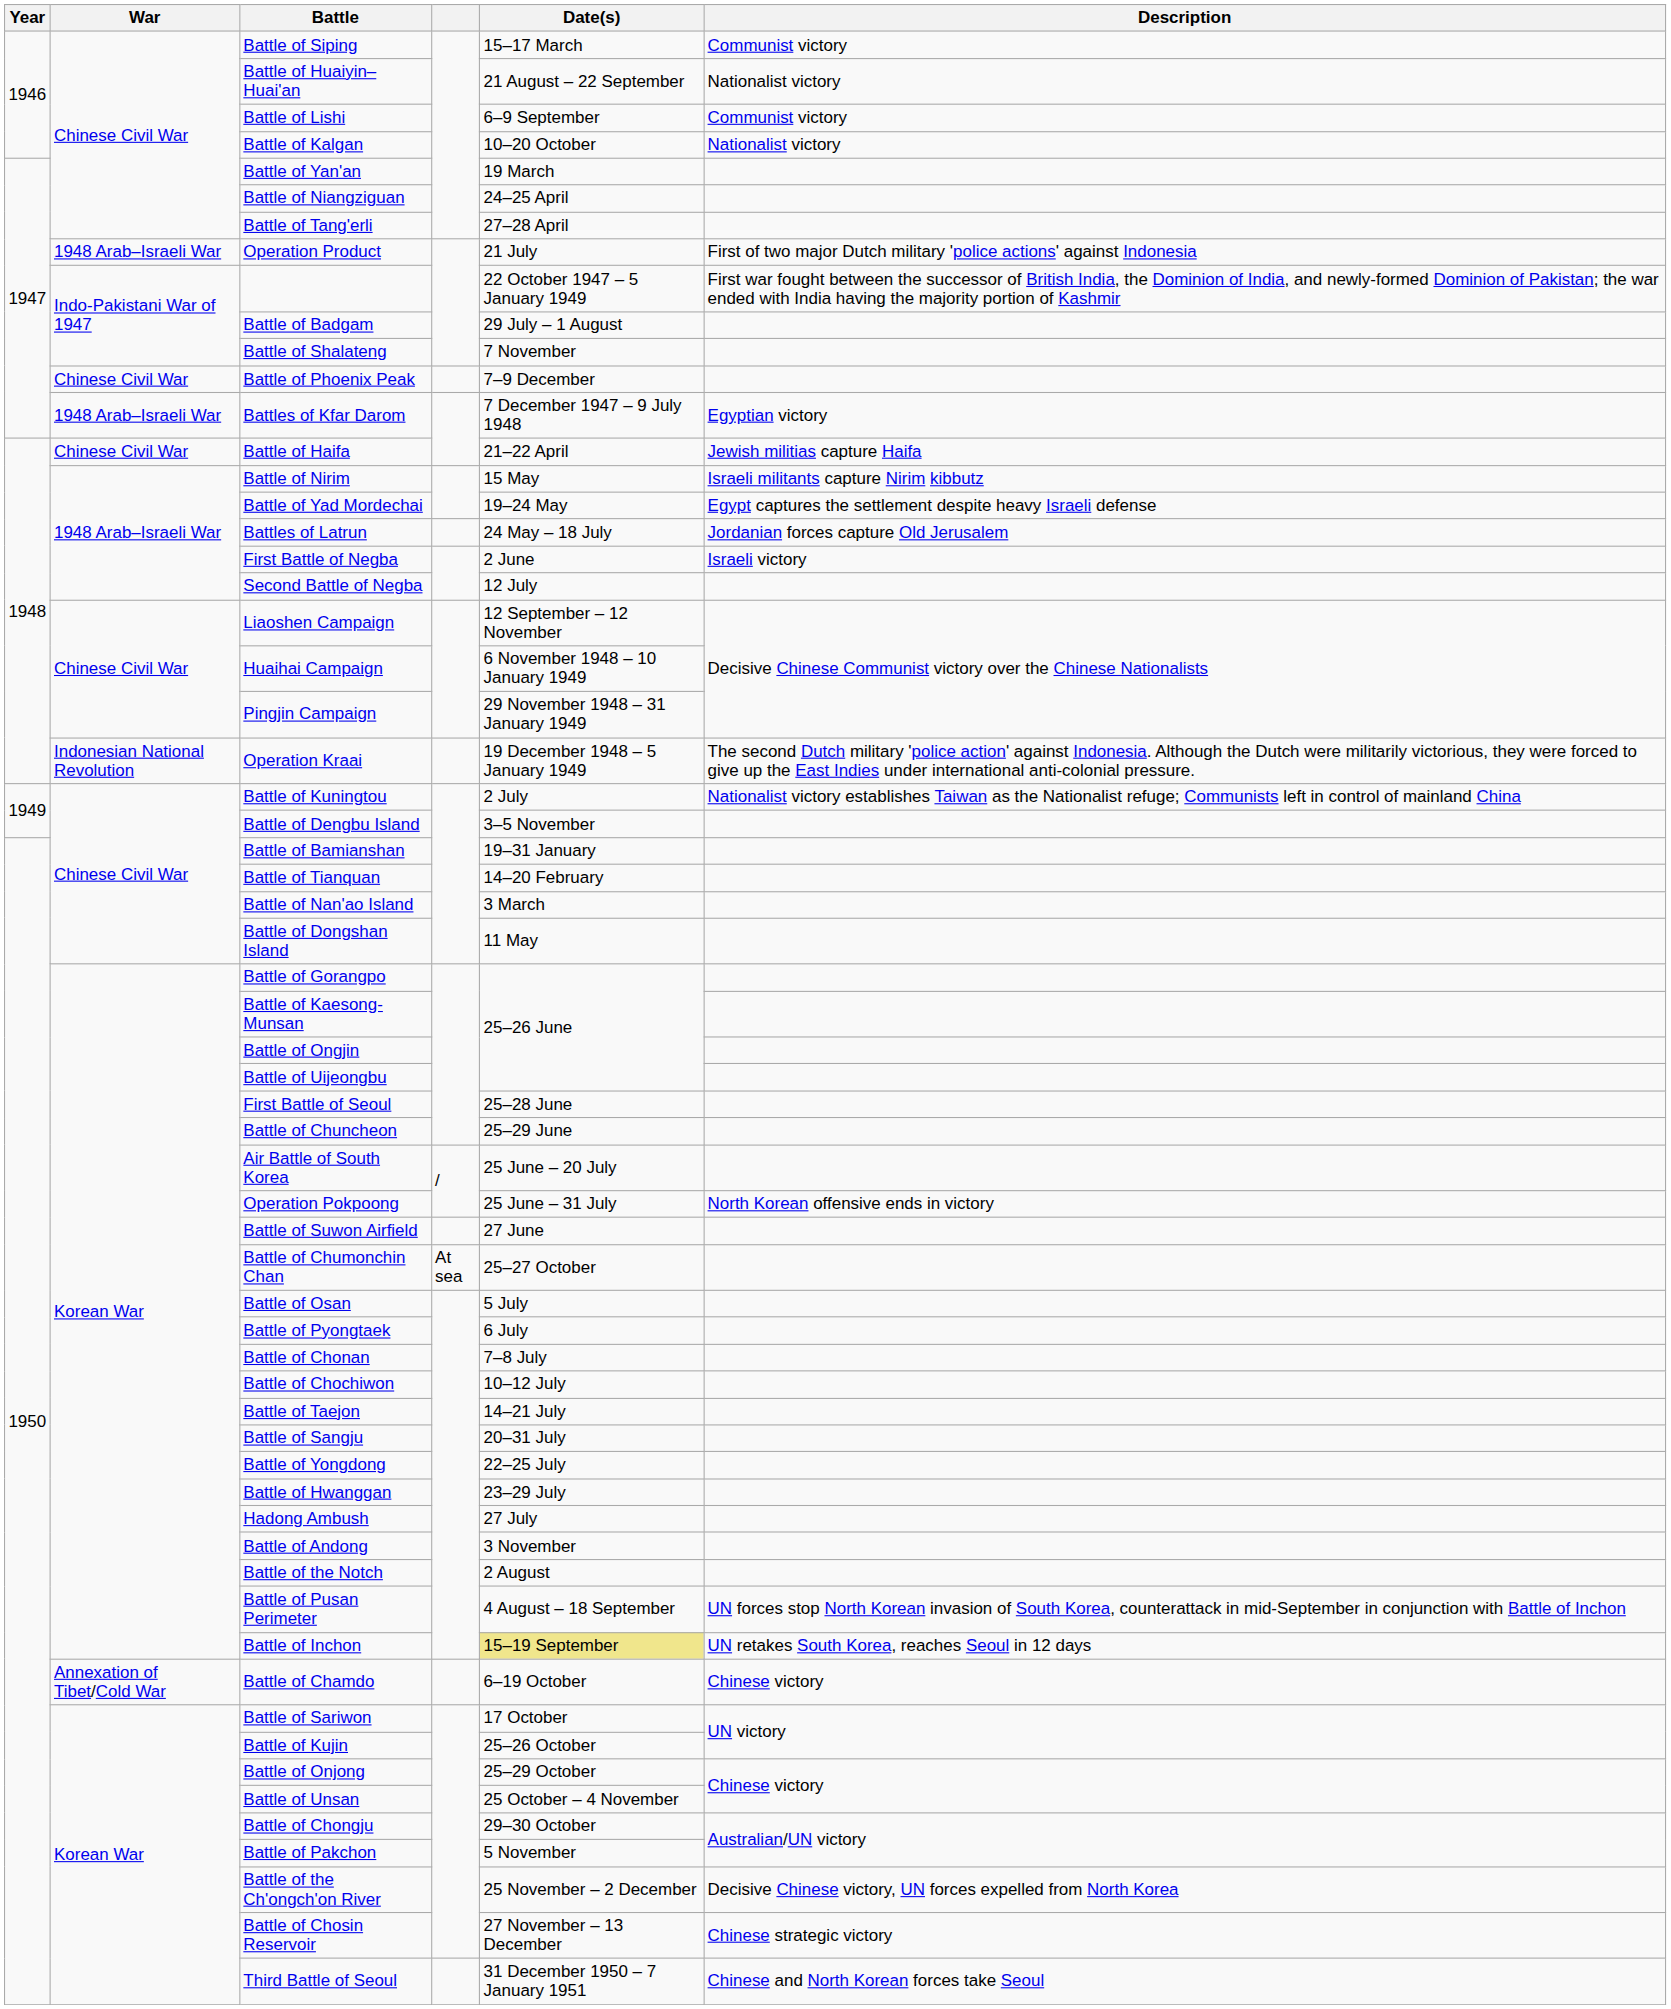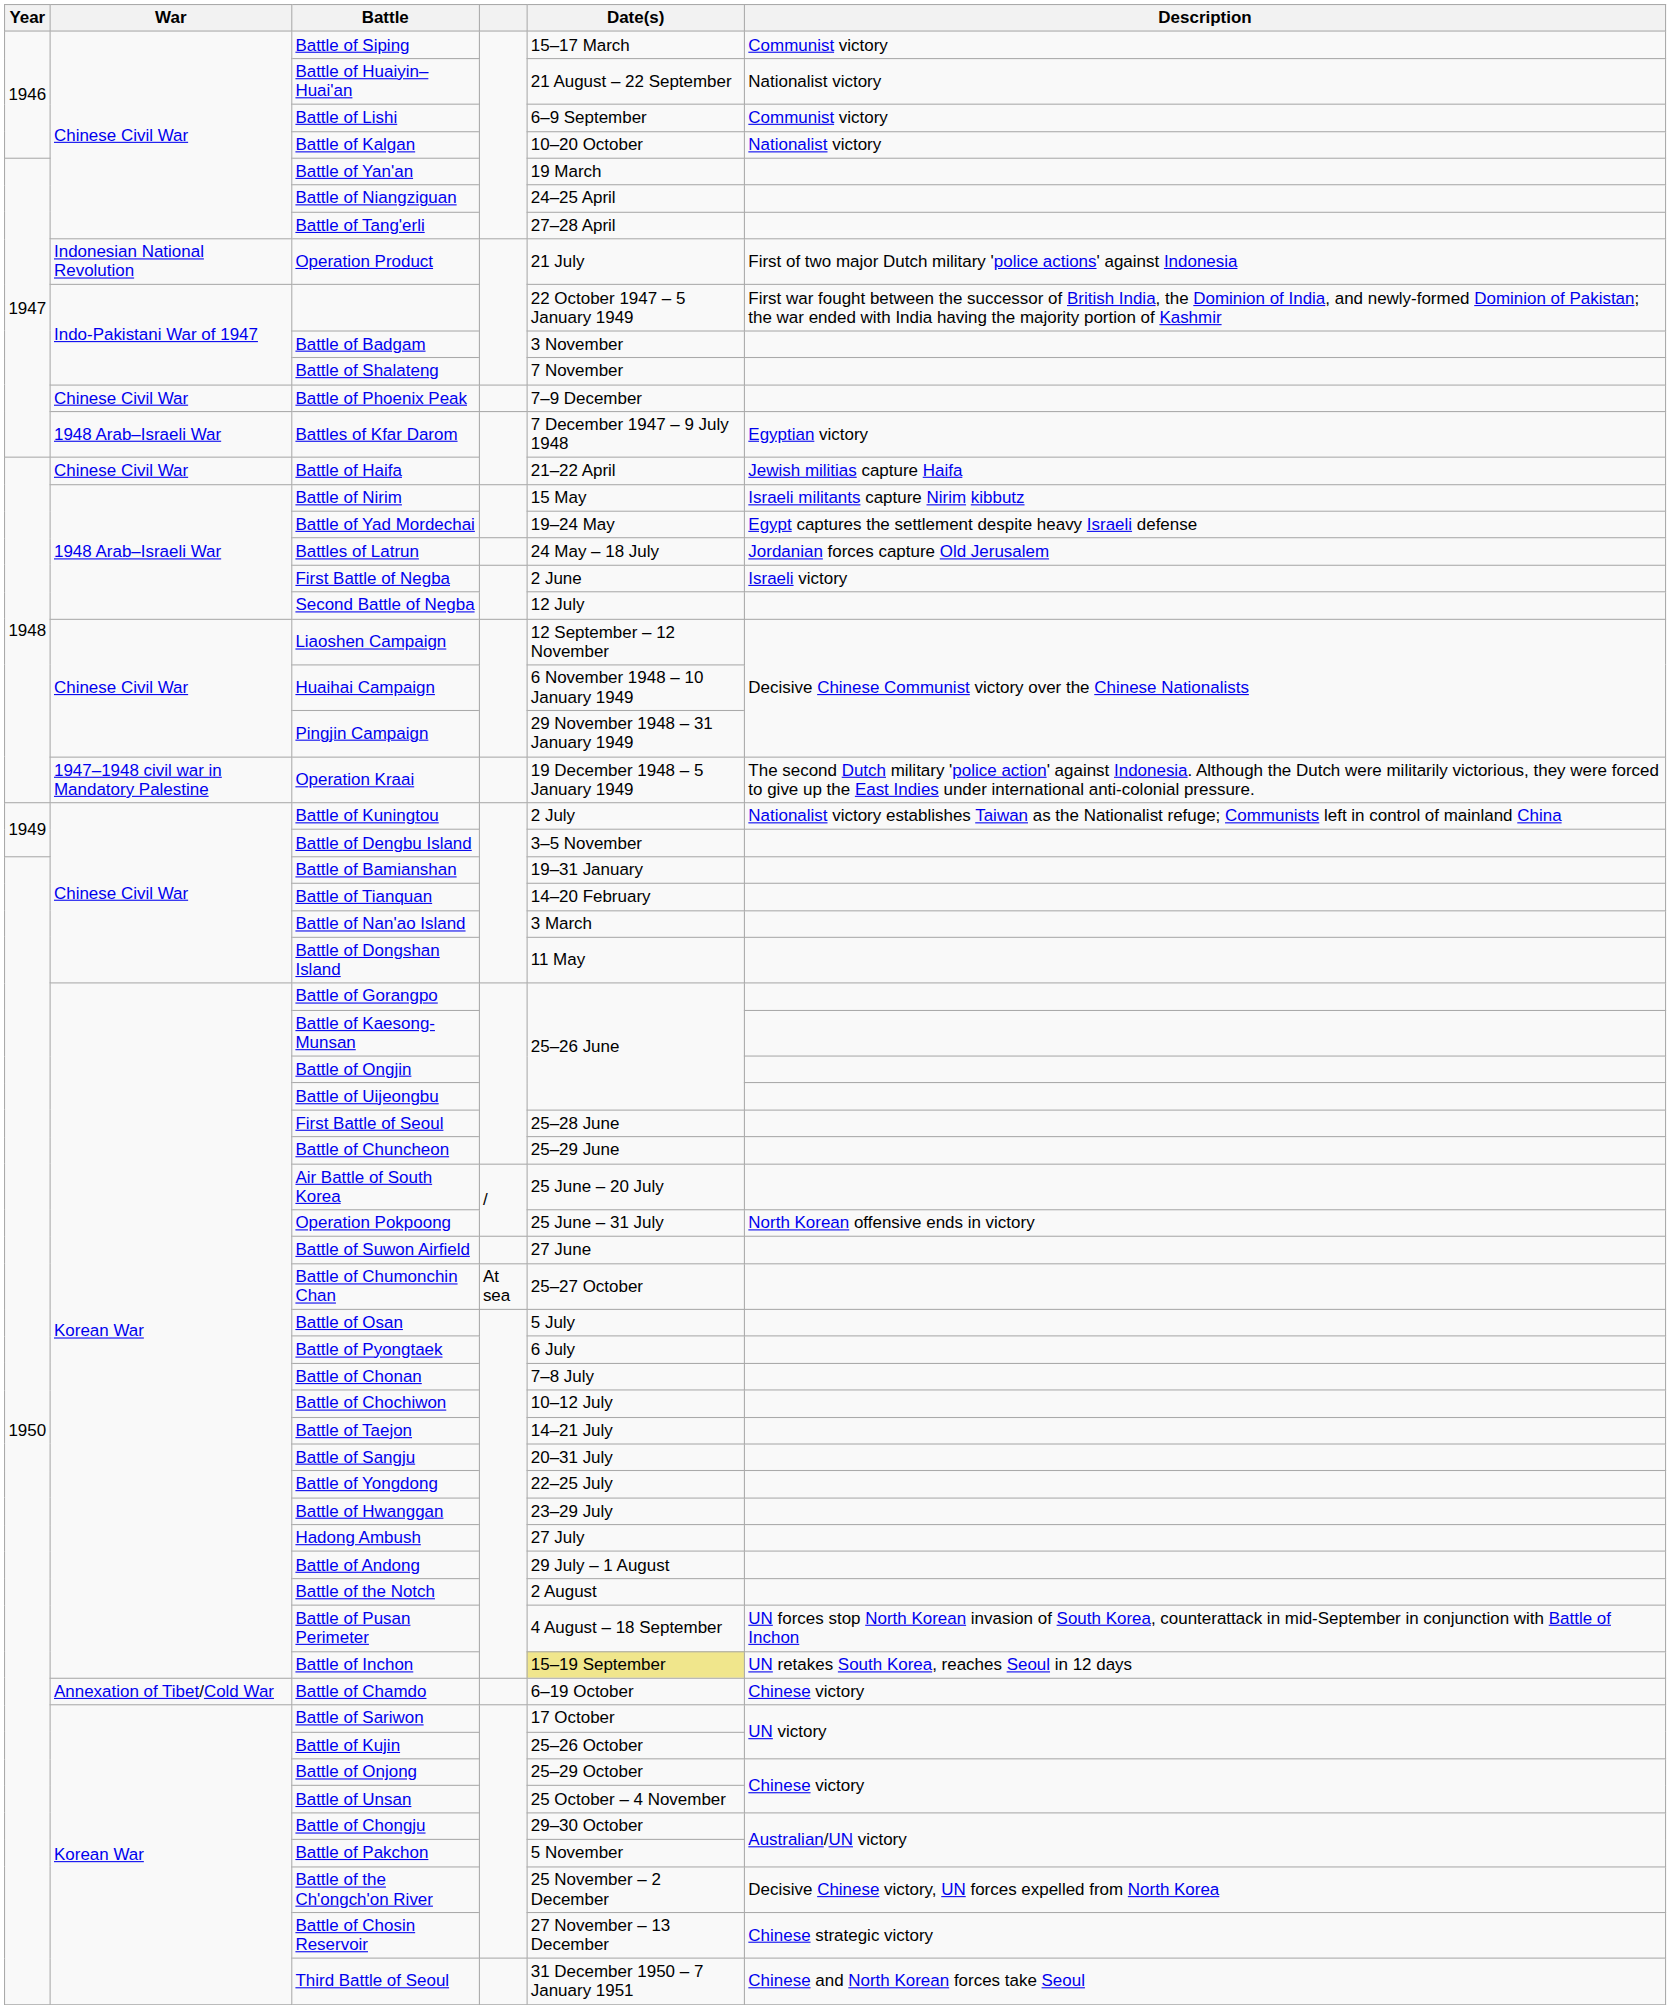(138, 252) 1948 Arab–Israeli War -> (129, 261) Indonesian National Revolution
(553, 325) 29 July – 1 August -> (577, 344) 3 November
(129, 760) Indonesian National Revolution -> (138, 779) 1947–1948 civil war in Mandatory Palestine
(530, 1545) 3 November -> (600, 1564) 29 July – 1 August
